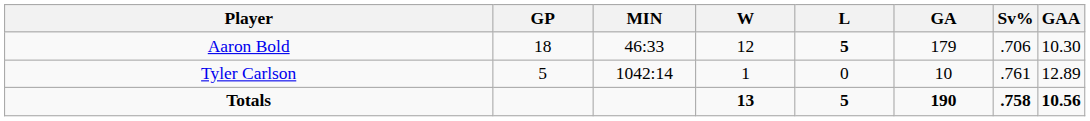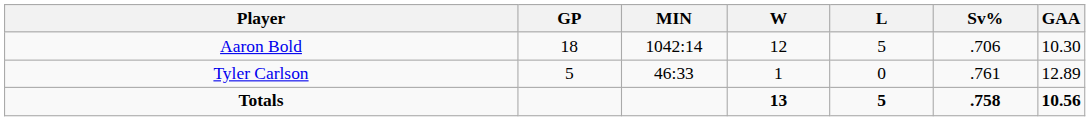- column: (943, 18)
(644, 45) 46:33 -> (674, 45) 1042:14
(844, 45) bold -> (882, 45) normal
(644, 73) 1042:14 -> (674, 73) 46:33
